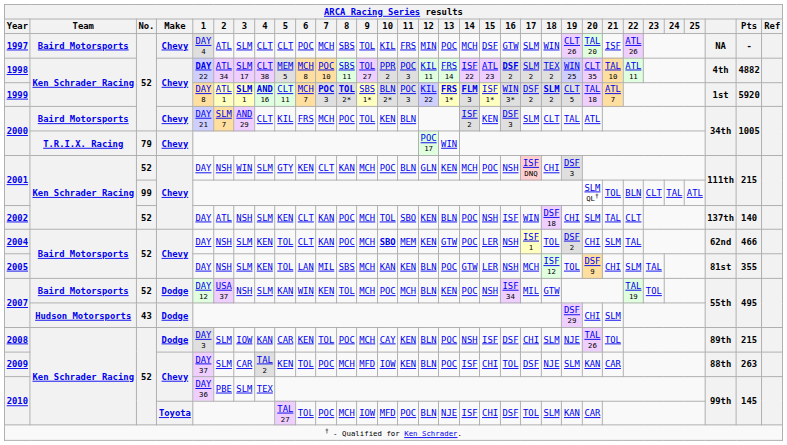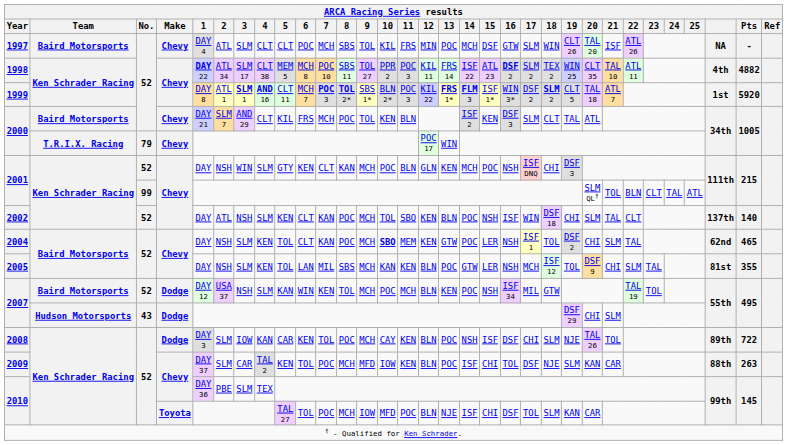(749, 242) 466 -> (749, 242) 465
(749, 339) 215 -> (749, 339) 722
